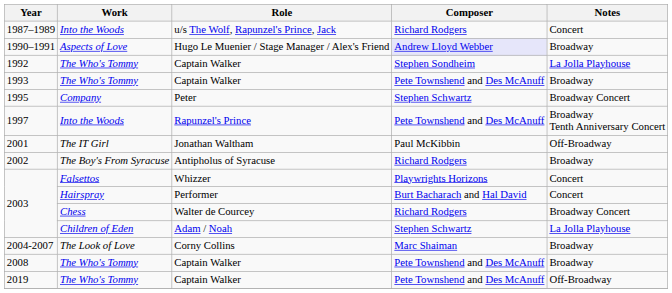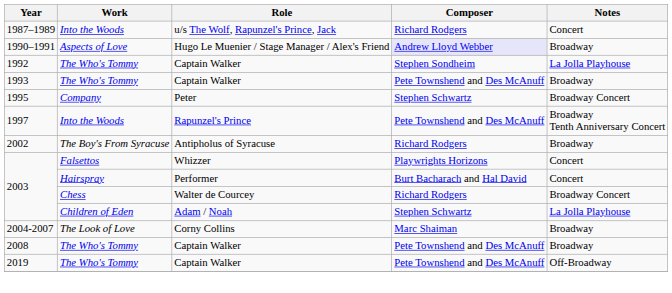- row: (18, 144)
